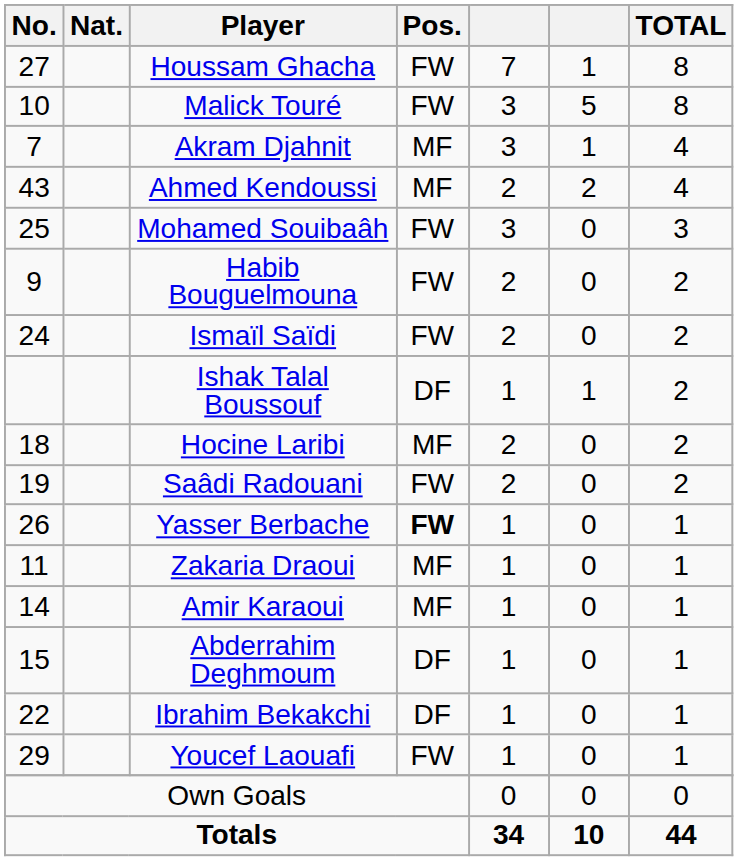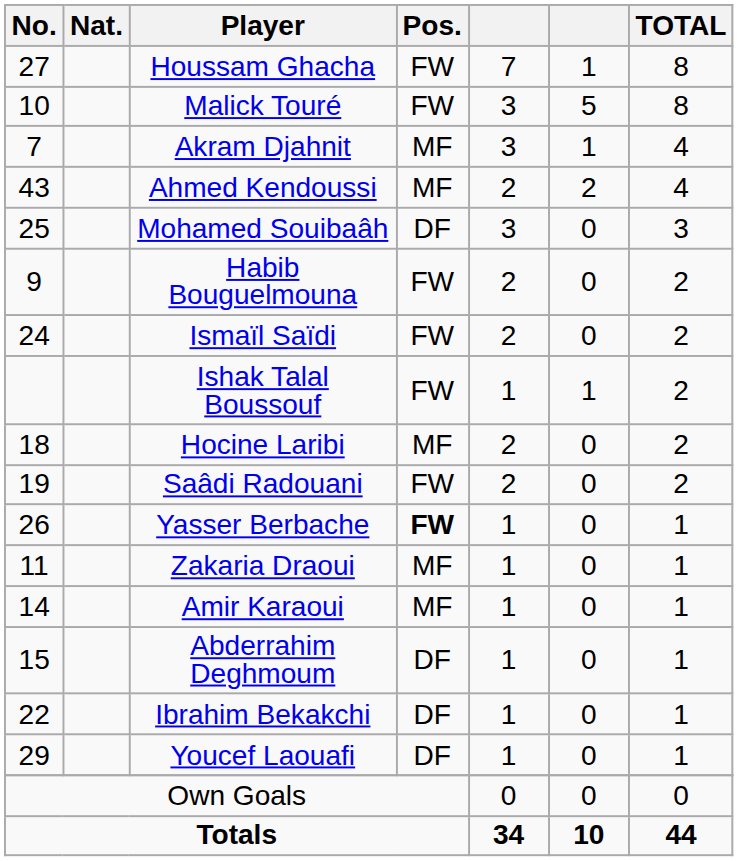(432, 228) FW -> (432, 228) DF
(432, 390) DF -> (432, 390) FW
(432, 755) FW -> (432, 755) DF
